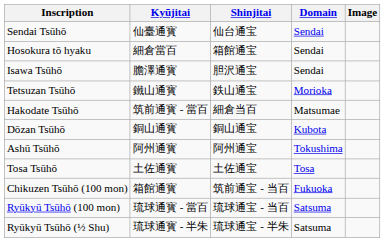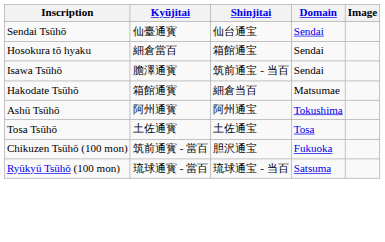(235, 70) 胆沢通宝 -> (251, 70) 筑前通宝 - 当百
- row: (41, 90)
(170, 109) 筑前通寳 - 當百 -> (155, 90) 箱館通寳
- row: (36, 129)
(155, 188) 箱館通寳 -> (170, 148) 筑前通寳 - 當百
(251, 188) 筑前通宝 - 当百 -> (235, 148) 胆沢通宝
- row: (58, 227)
